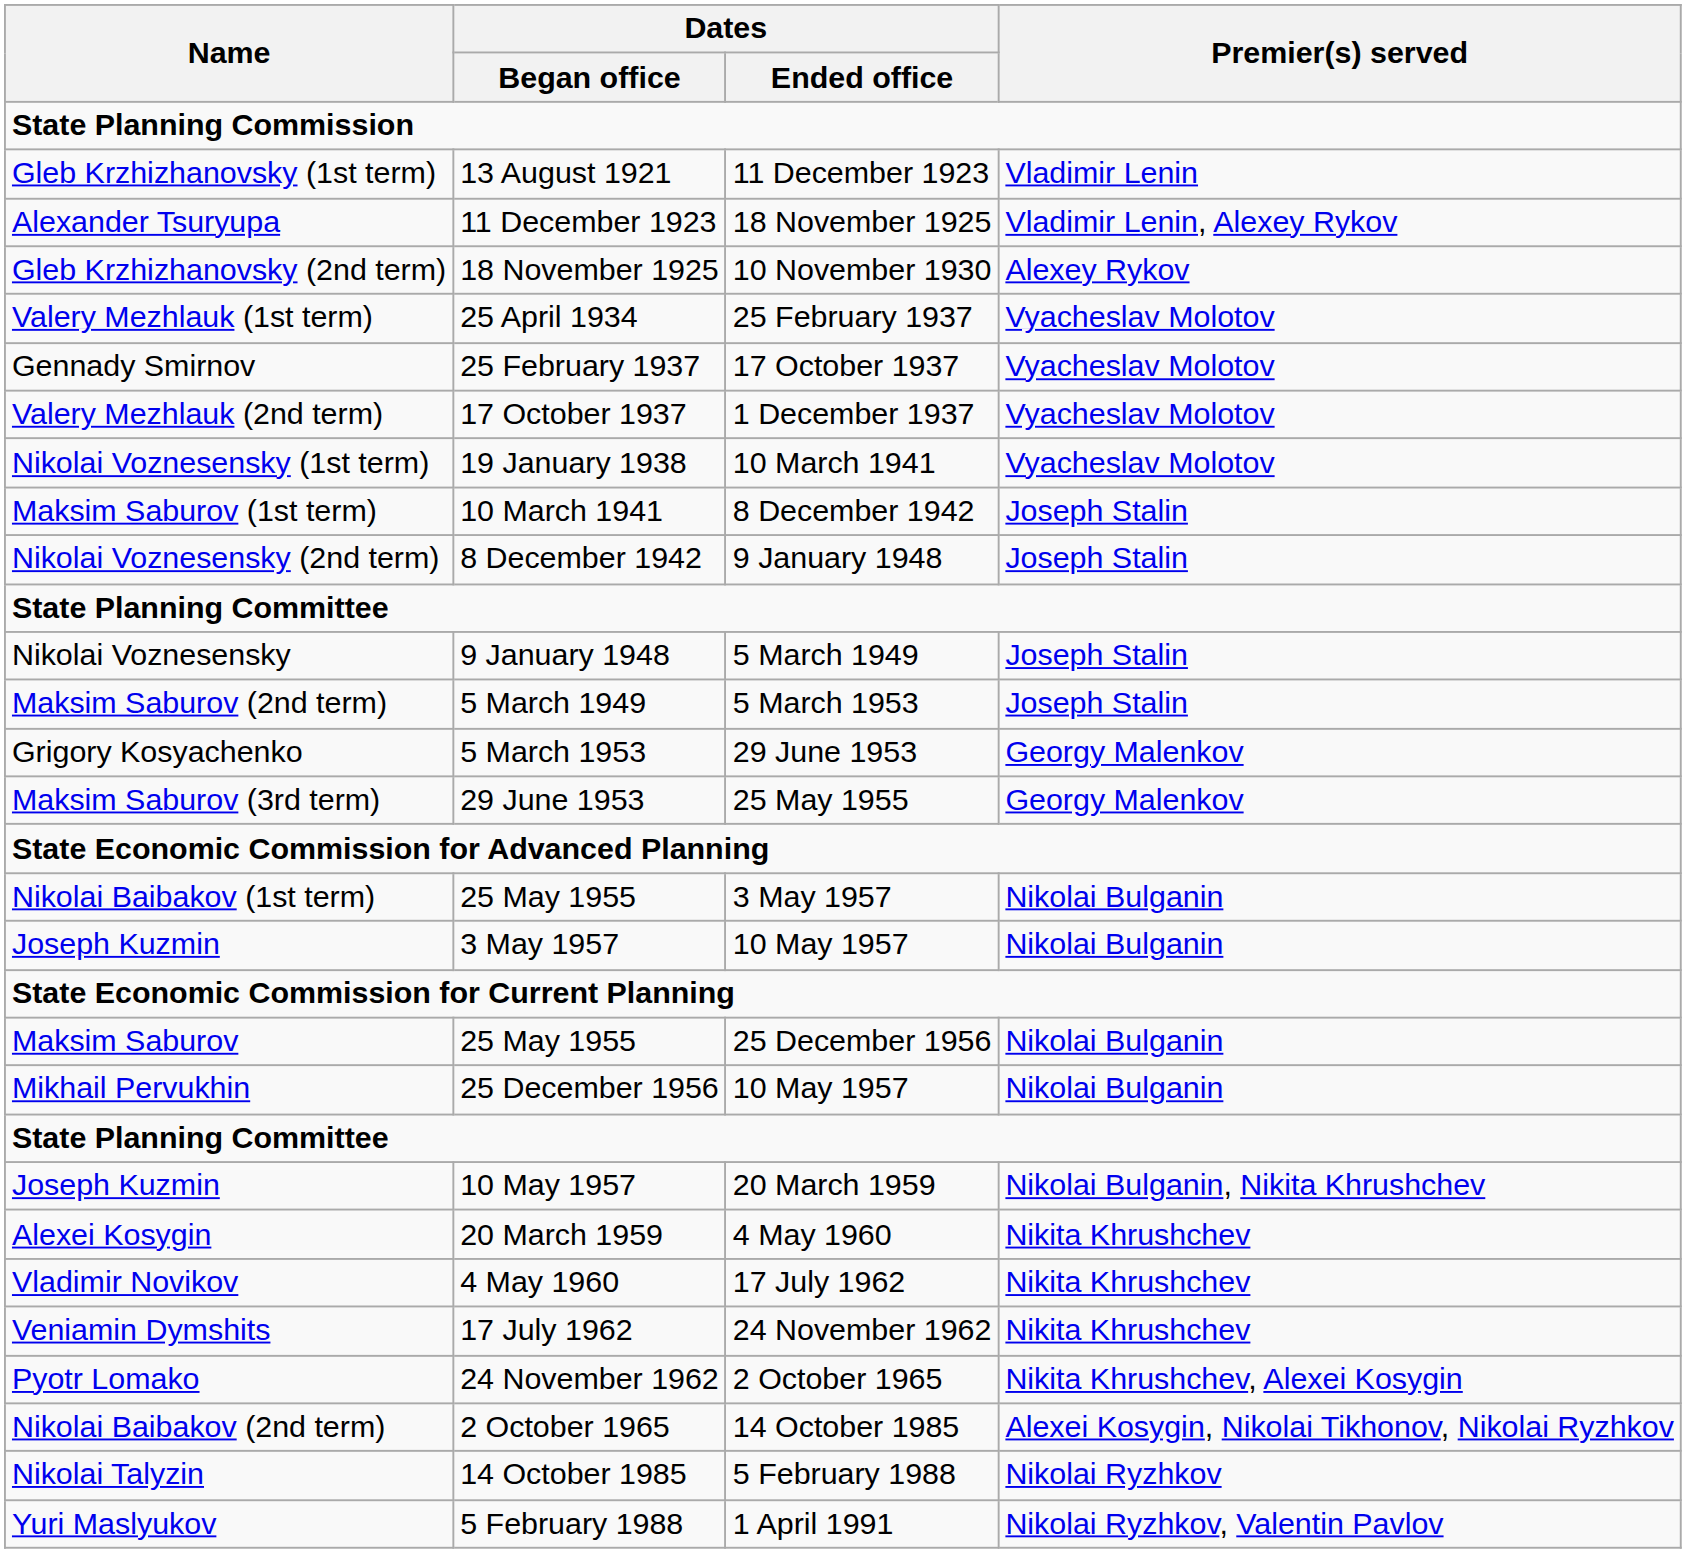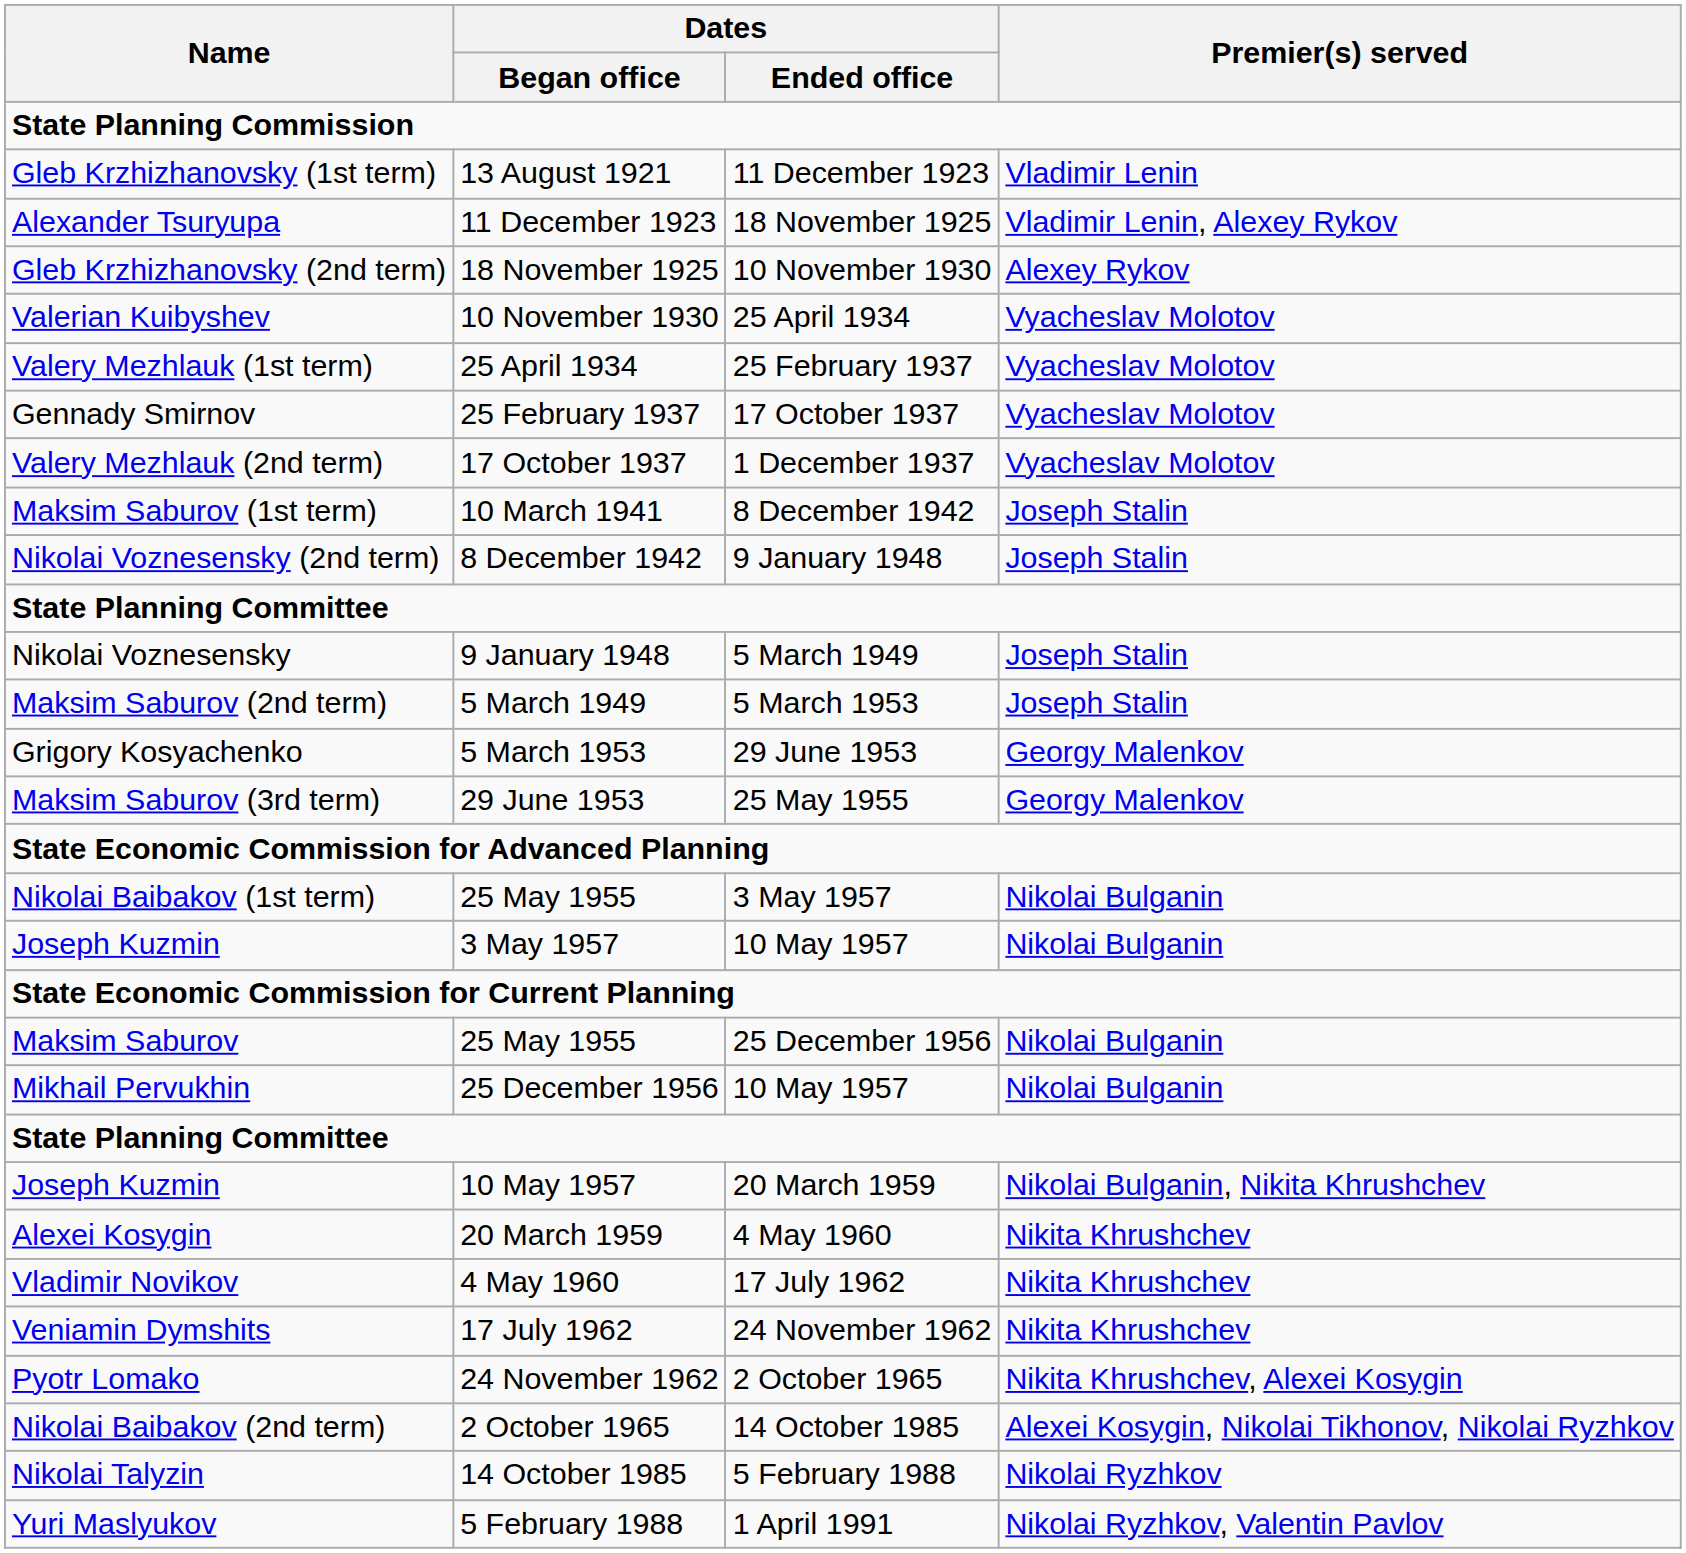+ row: (141, 317)
- row: (221, 462)
